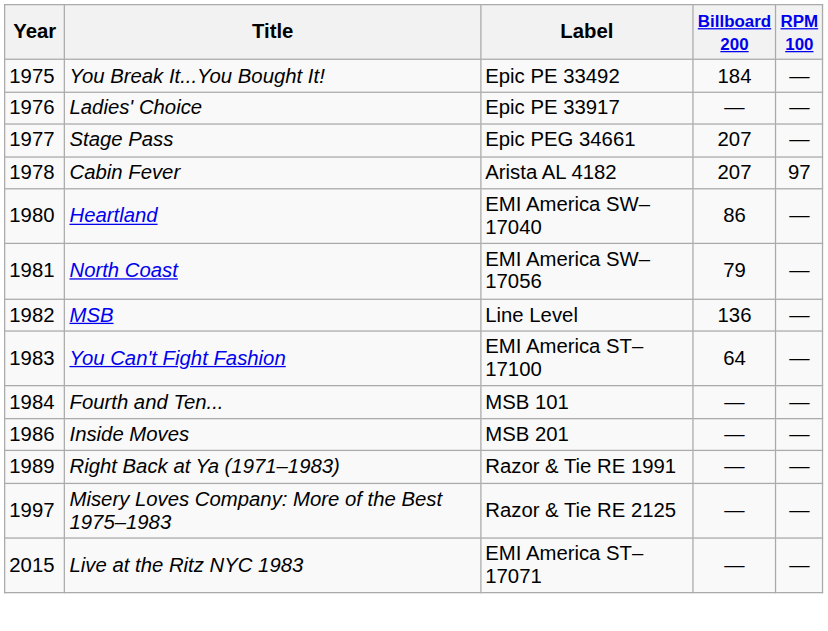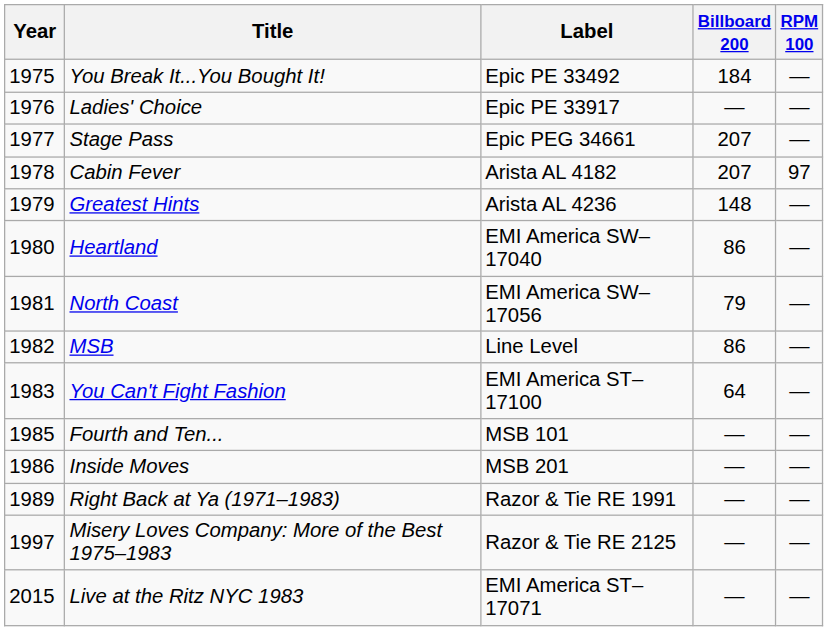+ row: (134, 204)
(734, 314) 136 -> (734, 347) 86
(32, 402) 1984 -> (32, 434) 1985
